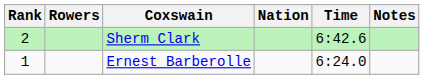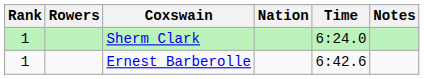(25, 39) 2 -> (25, 39) 1
(341, 39) 6:42.6 -> (341, 39) 6:24.0
(341, 62) 6:24.0 -> (341, 62) 6:42.6
